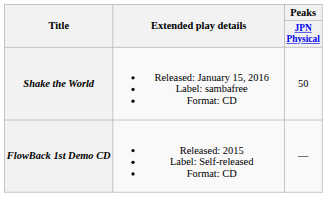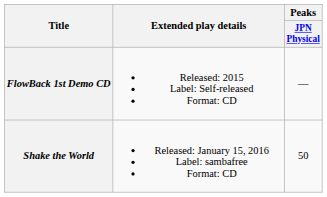rows swapped: (59, 156) <-> (59, 83)
